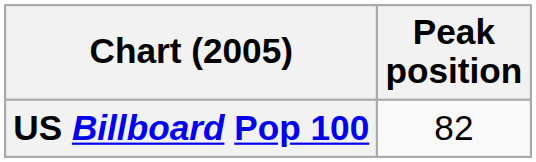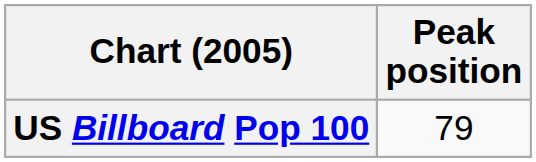(454, 127) 82 -> (454, 127) 79
